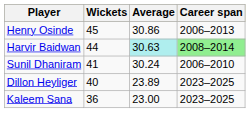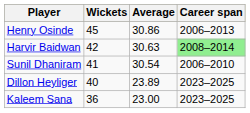(92, 47) 44 -> (92, 47) 42
(146, 47) paleturquoise background -> (146, 47) no background
(146, 64) 30.24 -> (146, 64) 30.54
